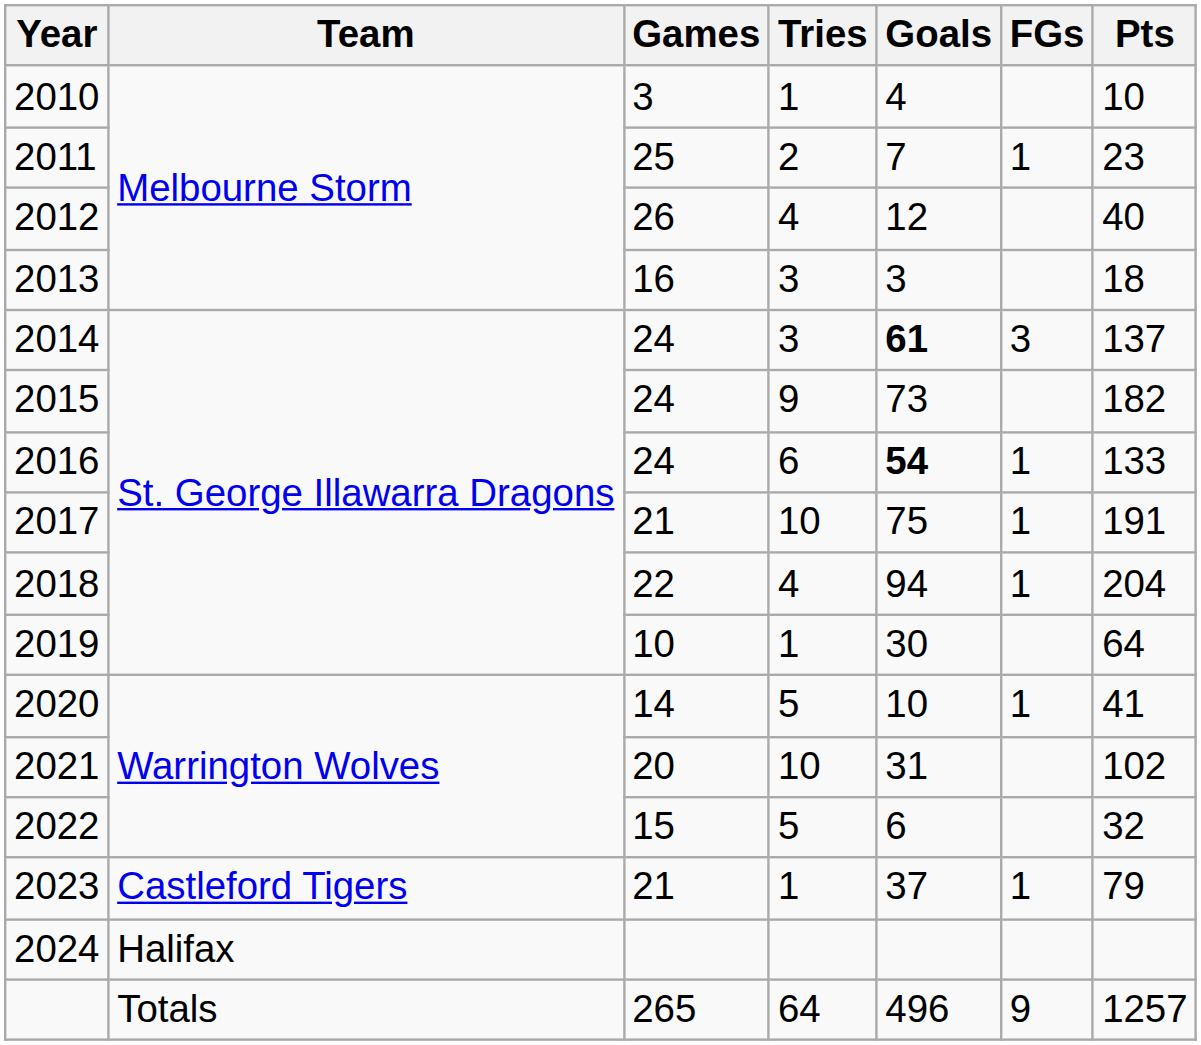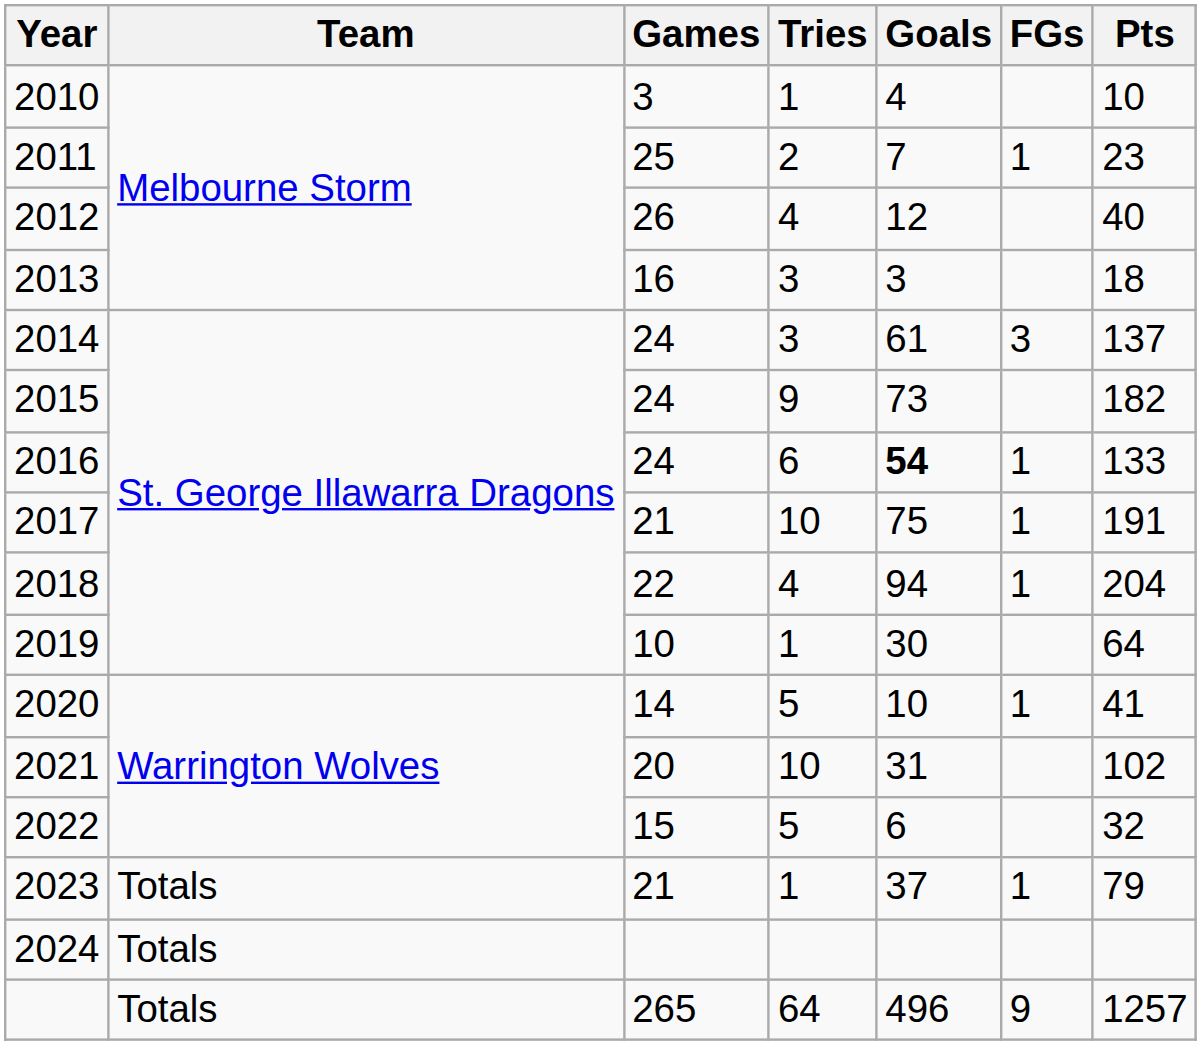(907, 339) bold -> (907, 339) normal
(262, 887) Castleford Tigers -> (167, 887) Totals
(176, 948) Halifax -> (167, 948) Totals
